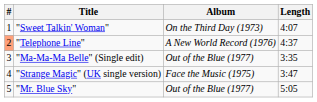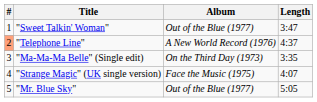(214, 27) On the Third Day (1973) -> (209, 27) Out of the Blue (1977)
(289, 27) 4:07 -> (289, 27) 3:47
(209, 58) Out of the Blue (1977) -> (214, 58) On the Third Day (1973)
(289, 74) 3:47 -> (289, 74) 4:07
